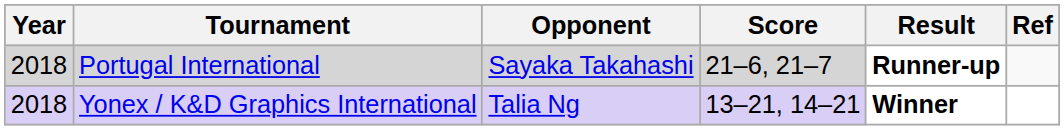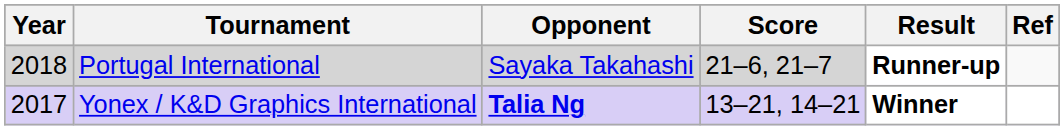(39, 105) 2018 -> (39, 105) 2017
(534, 105) normal -> (537, 105) bold
